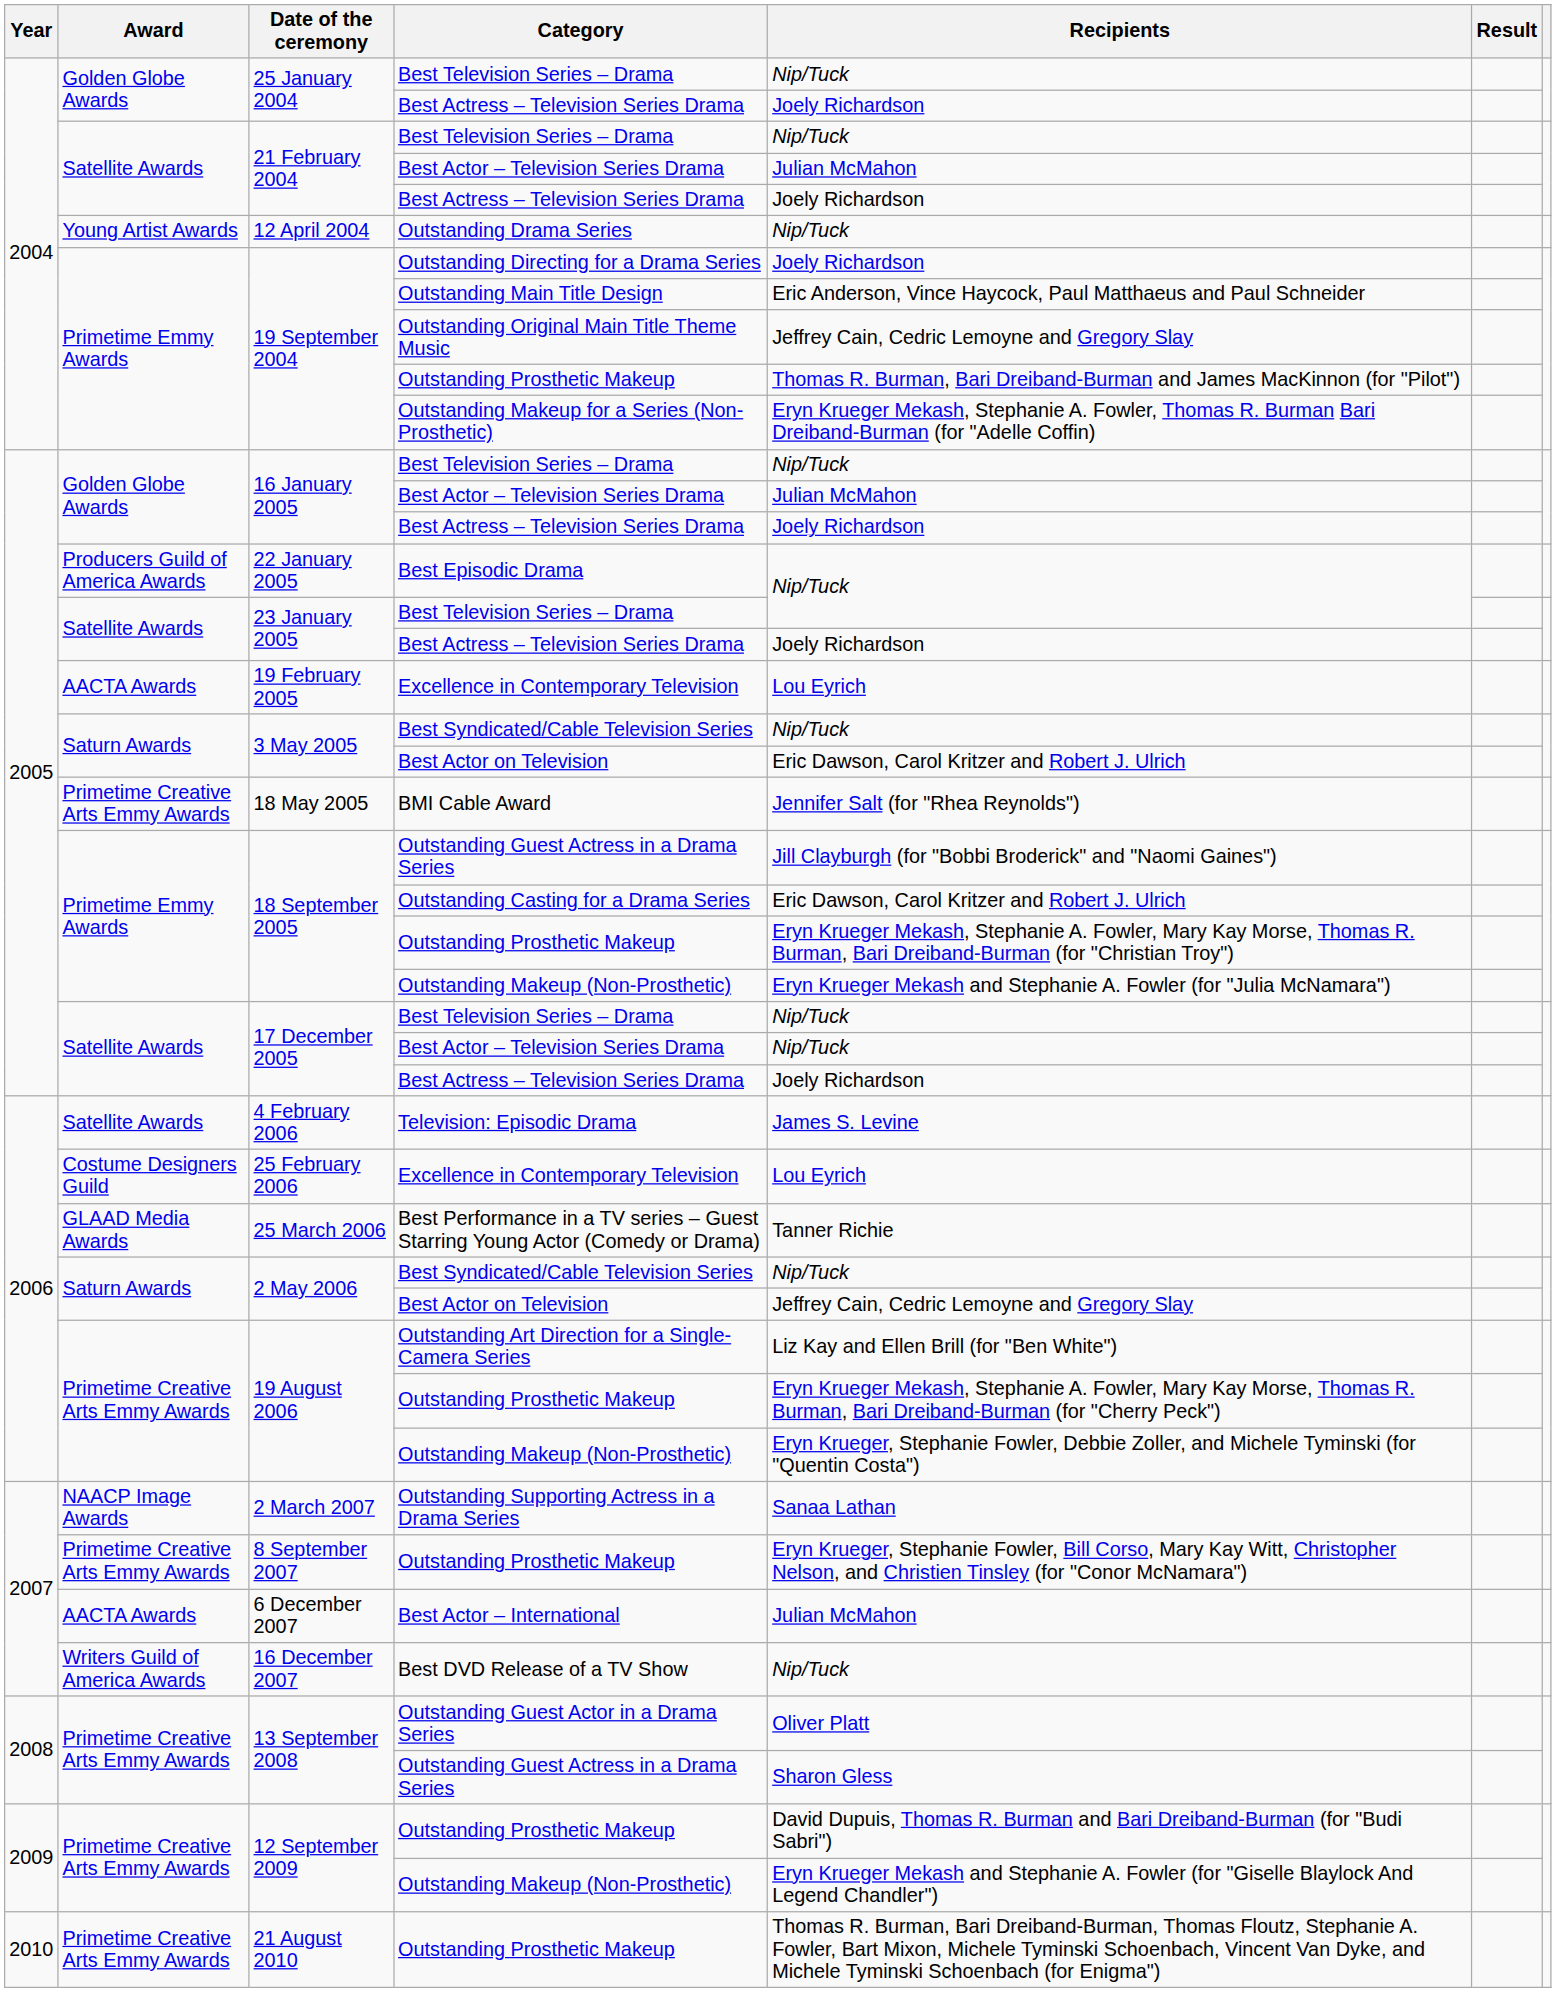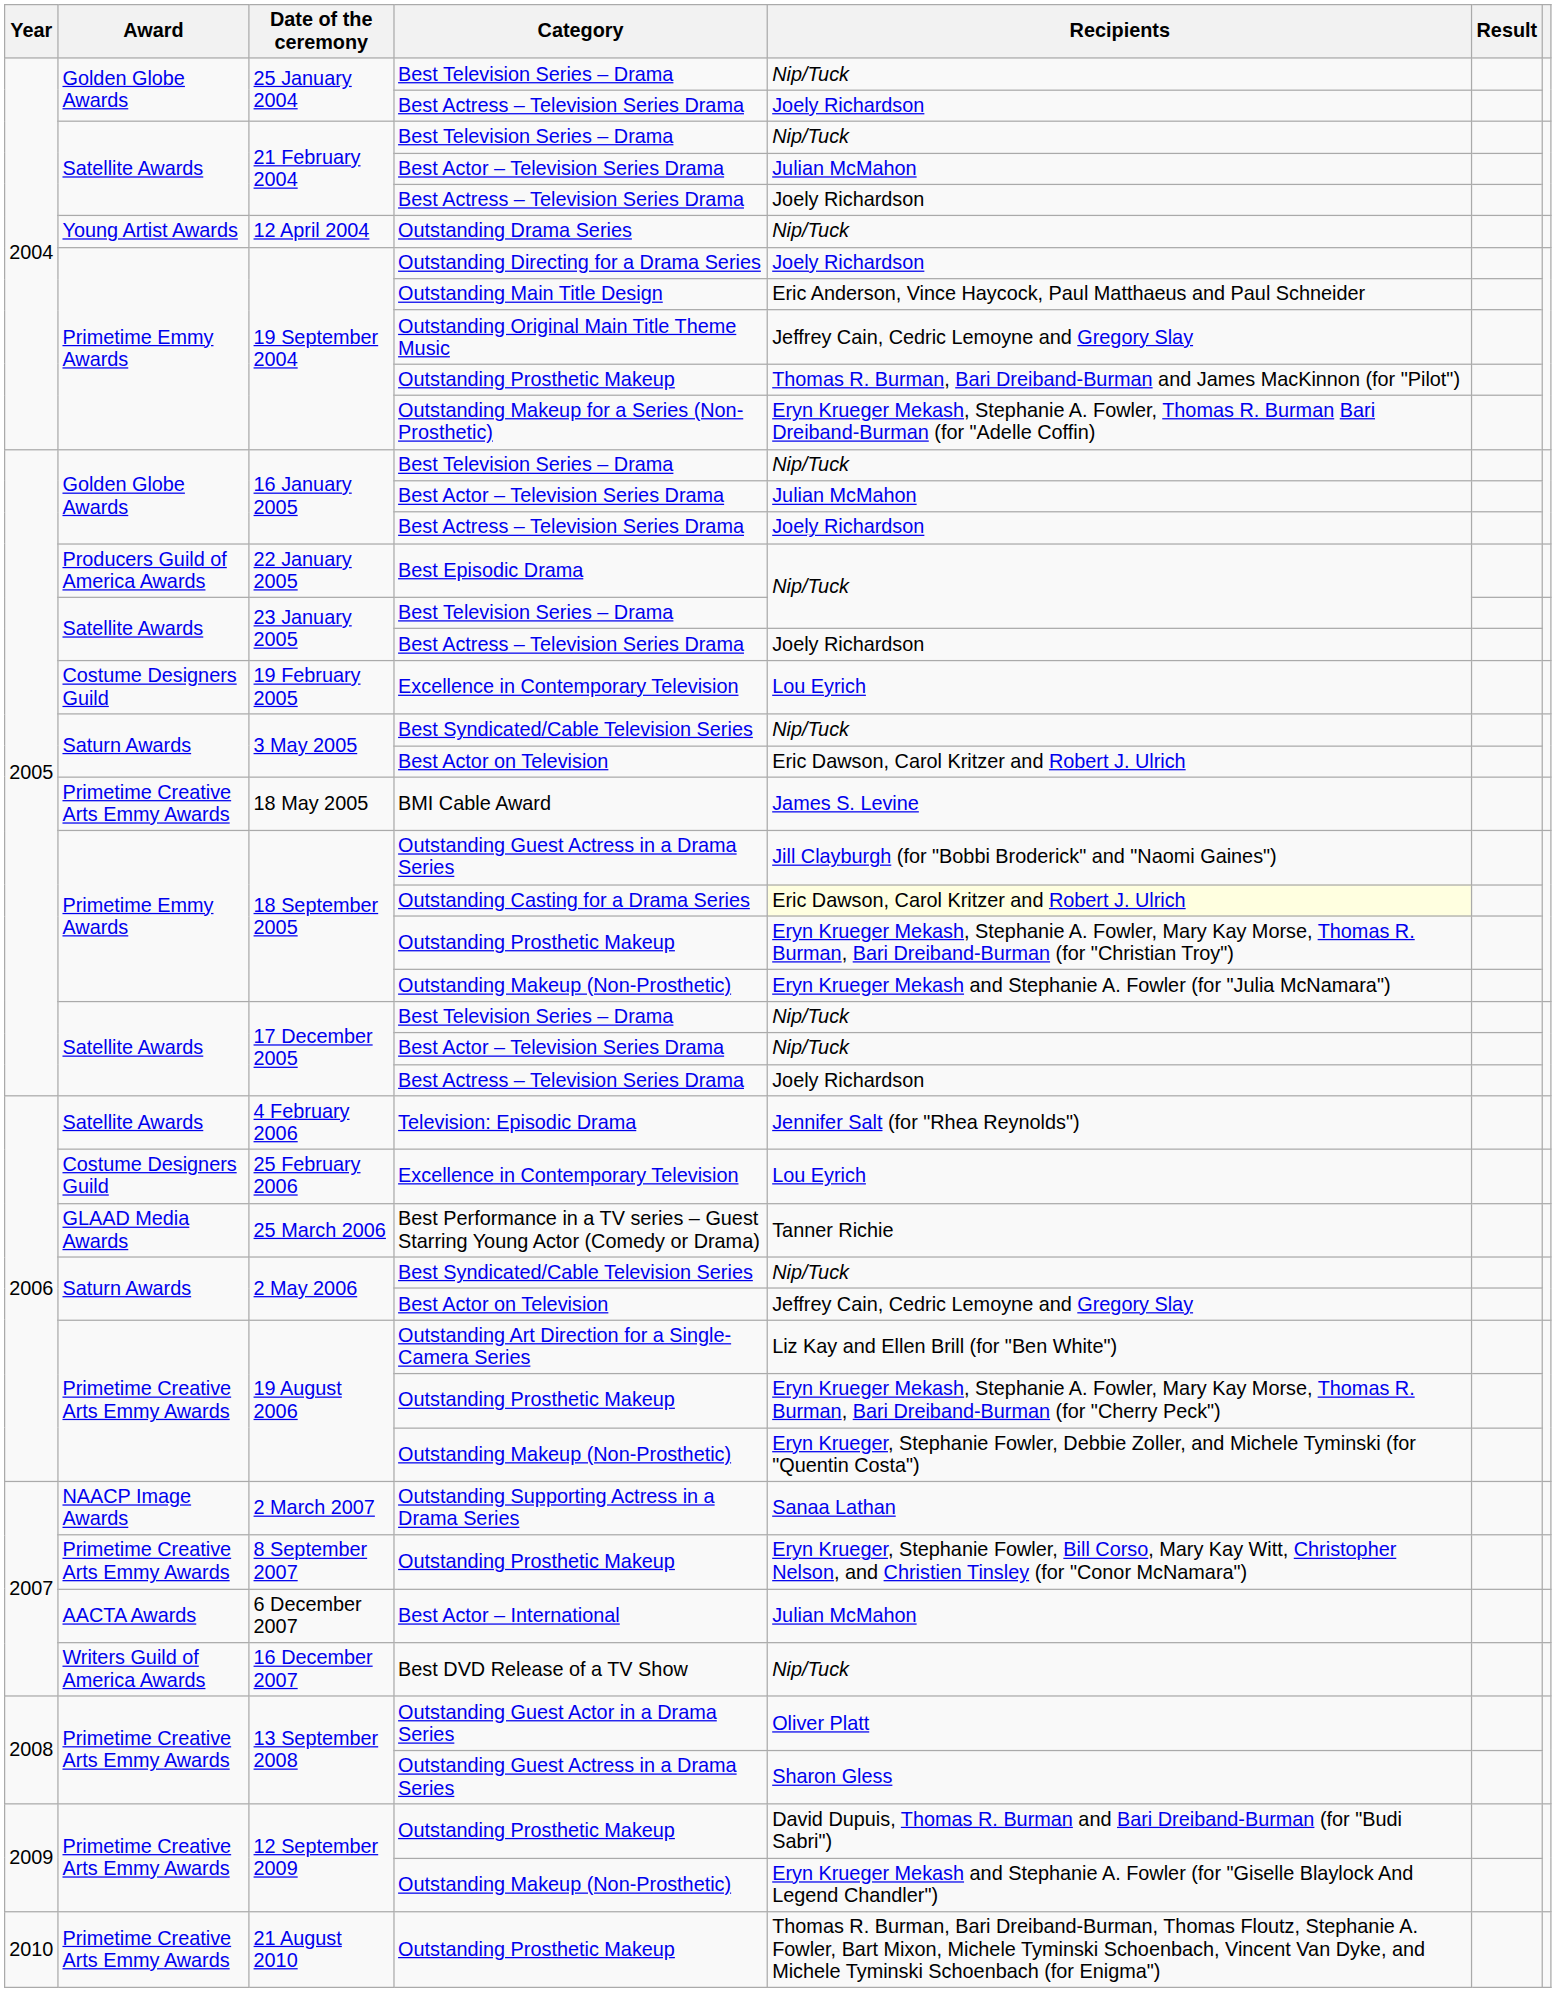(129, 687) AACTA Awards -> (150, 687) Costume Designers Guild
(926, 803) Jennifer Salt (for "Rhea Reynolds") -> (846, 803) James S. Levine
(979, 900) no background -> (979, 900) lightyellow background
(846, 1122) James S. Levine -> (926, 1122) Jennifer Salt (for "Rhea Reynolds")
